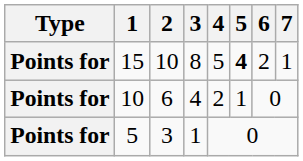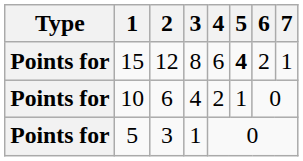(167, 60) 10 -> (167, 60) 12
(218, 60) 5 -> (218, 60) 6
